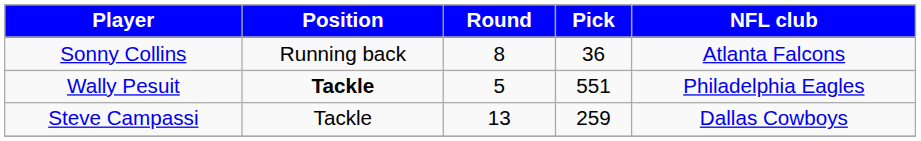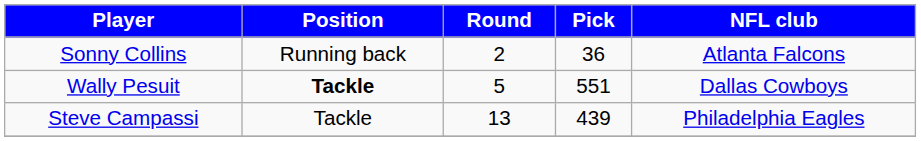(499, 53) 8 -> (499, 53) 2
(774, 86) Philadelphia Eagles -> (774, 86) Dallas Cowboys
(593, 119) 259 -> (593, 119) 439
(774, 119) Dallas Cowboys -> (774, 119) Philadelphia Eagles
